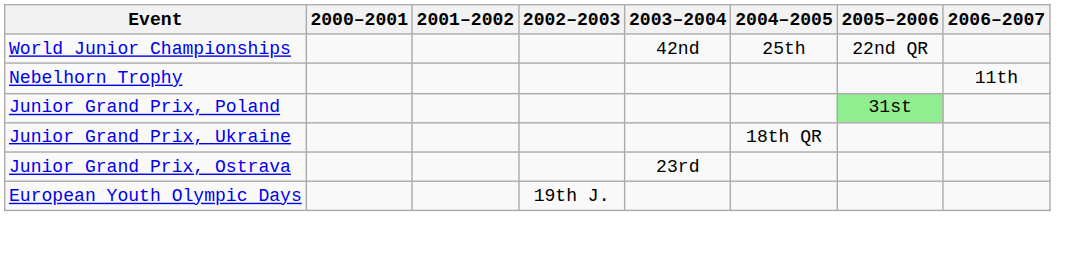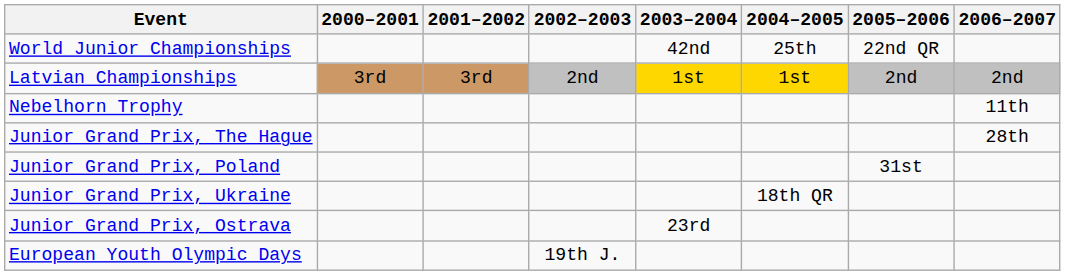+ row: (123, 78)
+ row: (161, 137)
(890, 108) lightgreen background -> (901, 167) no background
